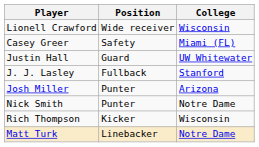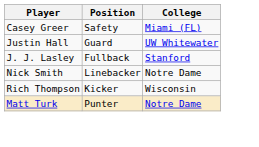- row: (52, 27)
- row: (38, 88)
(118, 104) Punter -> (112, 73) Linebacker
(129, 134) Linebacker -> (101, 104) Punter
